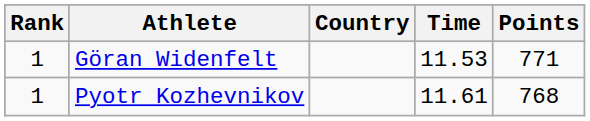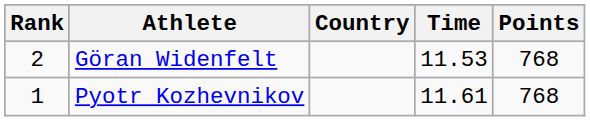(37, 60) 1 -> (37, 60) 2
(539, 60) 771 -> (539, 60) 768
